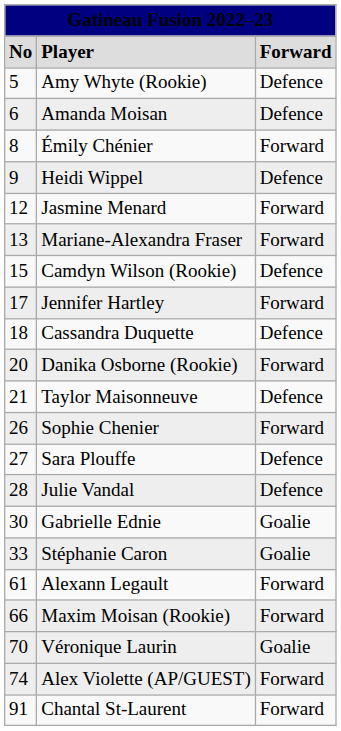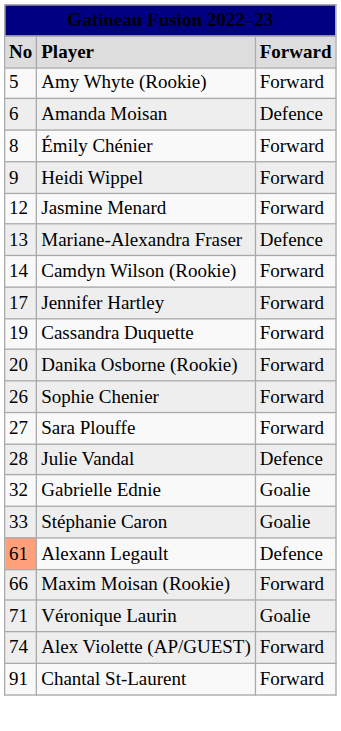(291, 83) Defence -> (292, 83) Forward
(291, 177) Defence -> (292, 177) Forward
(292, 240) Forward -> (291, 240) Defence
(19, 271) 15 -> (19, 271) 14
(291, 271) Defence -> (292, 271) Forward
(19, 334) 18 -> (19, 334) 19
(291, 334) Defence -> (292, 334) Forward
- row: (119, 396)
(291, 459) Defence -> (292, 428) Forward
(19, 522) 30 -> (19, 490) 32
(19, 584) no background -> (19, 553) lightsalmon background
(292, 584) Forward -> (291, 553) Defence
(19, 647) 70 -> (19, 616) 71
